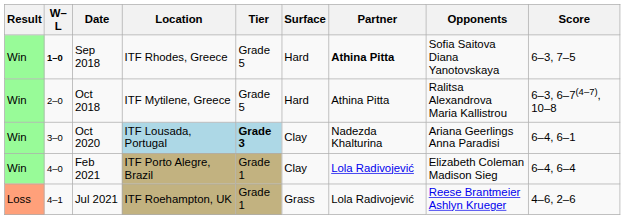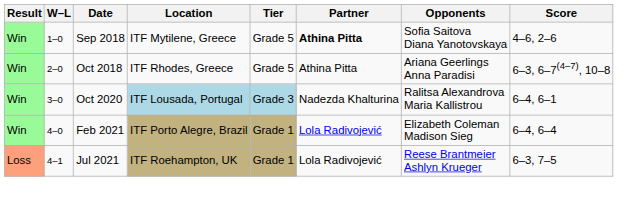- column: (305, 19)
(55, 57) bold -> (55, 38) normal
(176, 57) ITF Rhodes, Greece -> (183, 37) ITF Mytilene, Greece
(553, 57) 6–3, 7–5 -> (535, 37) 4–6, 2–6
(178, 100) ITF Mytilene, Greece -> (181, 68) ITF Rhodes, Greece
(468, 100) Ralitsa Alexandrova Maria Kallistrou -> (446, 68) Ariana Geerlings Anna Paradisi
(255, 137) bold -> (273, 99) normal
(471, 137) Ariana Geerlings Anna Paradisi -> (454, 99) Ralitsa Alexandrova Maria Kallistrou
(553, 199) 4–6, 2–6 -> (535, 161) 6–3, 7–5
